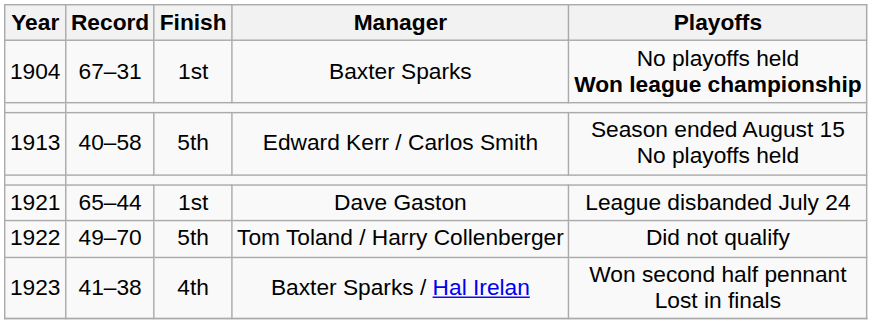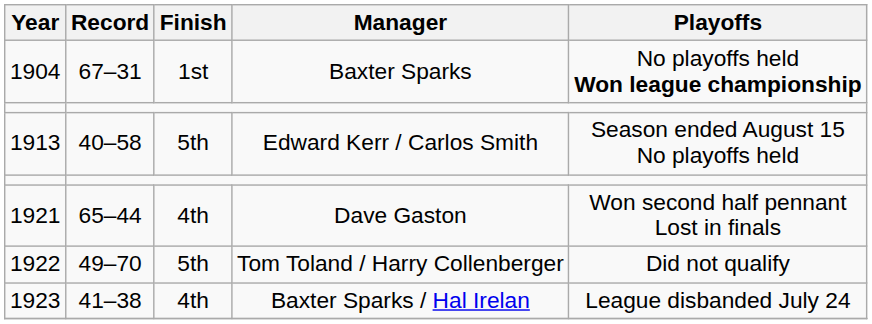(193, 202) 1st -> (193, 215) 4th
(718, 202) League disbanded July 24 -> (718, 215) Won second half pennant Lost in finals
(718, 287) Won second half pennant Lost in finals -> (718, 300) League disbanded July 24
